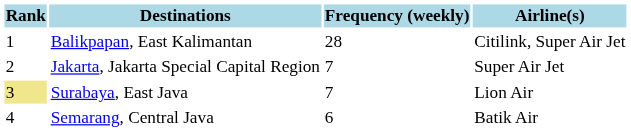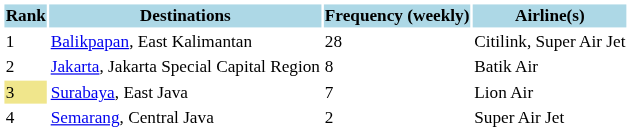(329, 66) 7 -> (329, 66) 8
(519, 66) Super Air Jet -> (506, 66) Batik Air
(329, 117) 6 -> (329, 117) 2
(506, 117) Batik Air -> (519, 117) Super Air Jet
